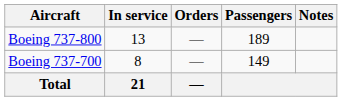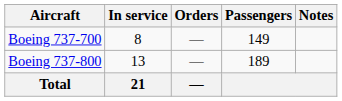rows swapped: (55, 61) <-> (55, 38)
